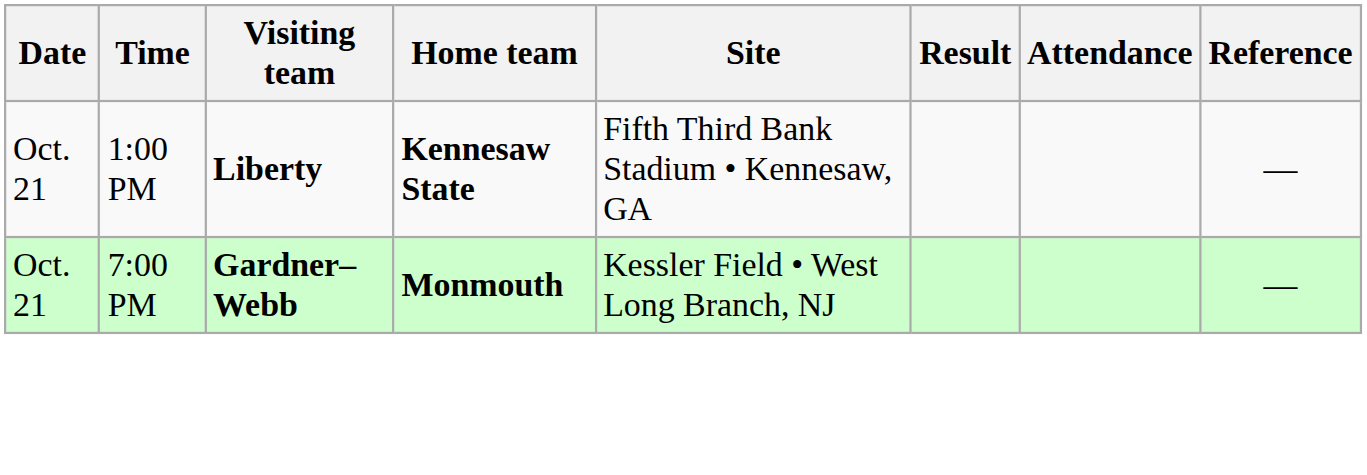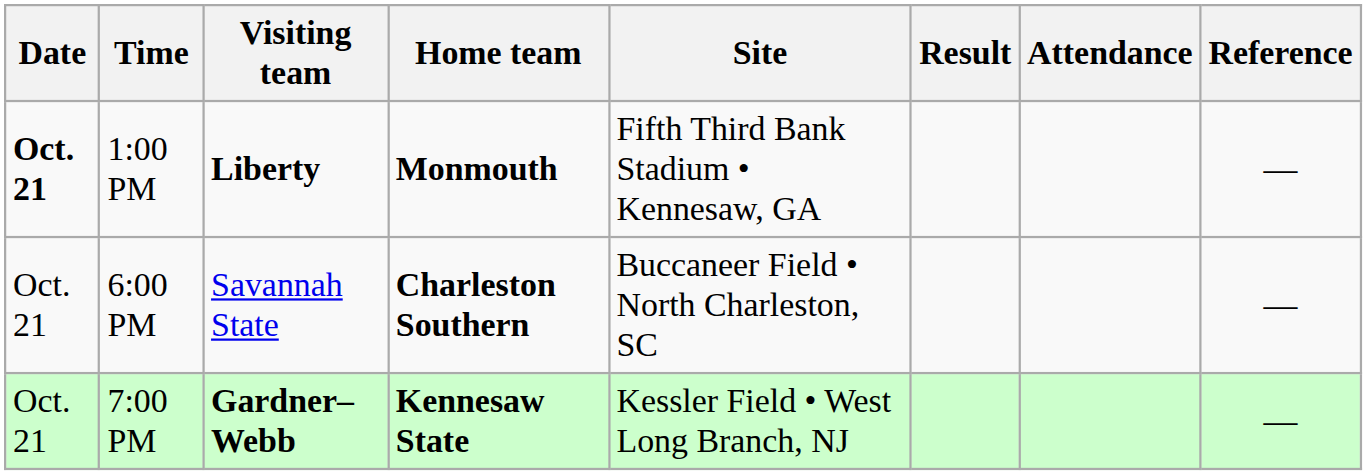(42, 168) normal -> (44, 168) bold
(476, 168) Kennesaw State -> (477, 168) Monmouth
+ row: (138, 304)
(482, 284) Monmouth -> (470, 421) Kennesaw State
